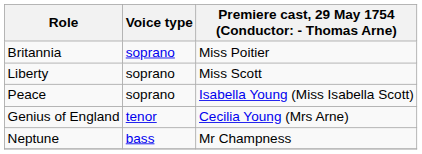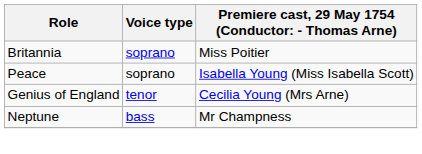- row: (28, 73)
